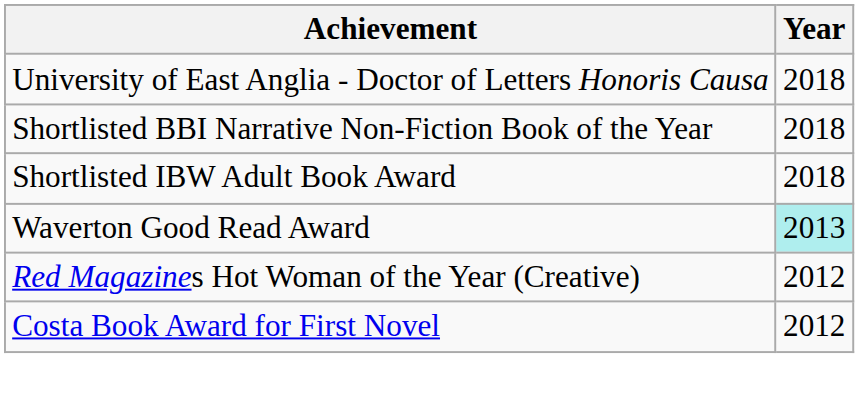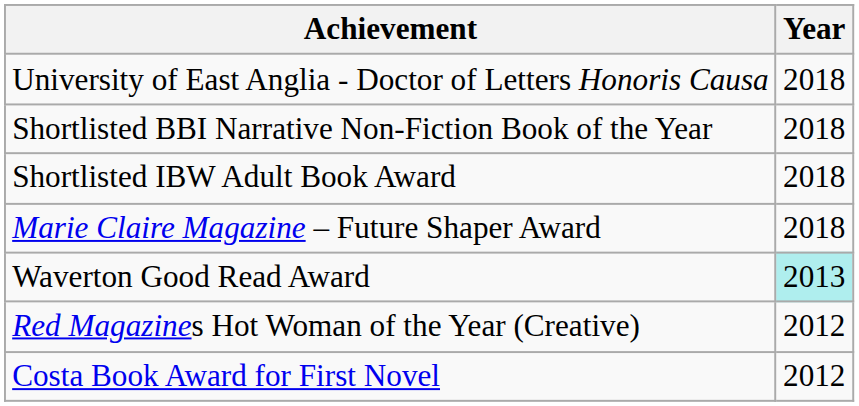+ row: (307, 227)
